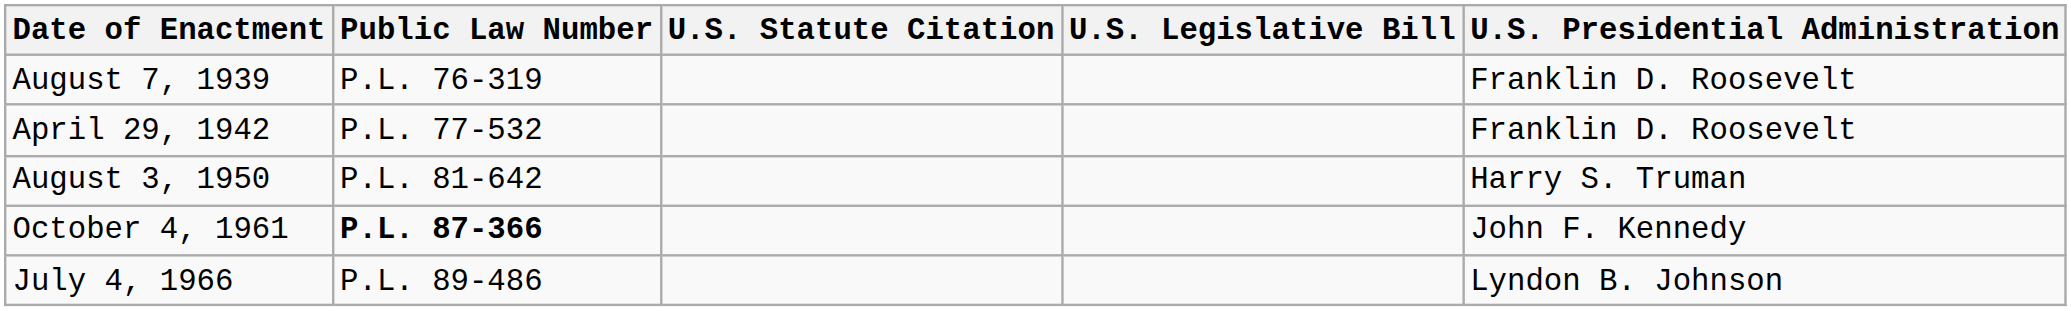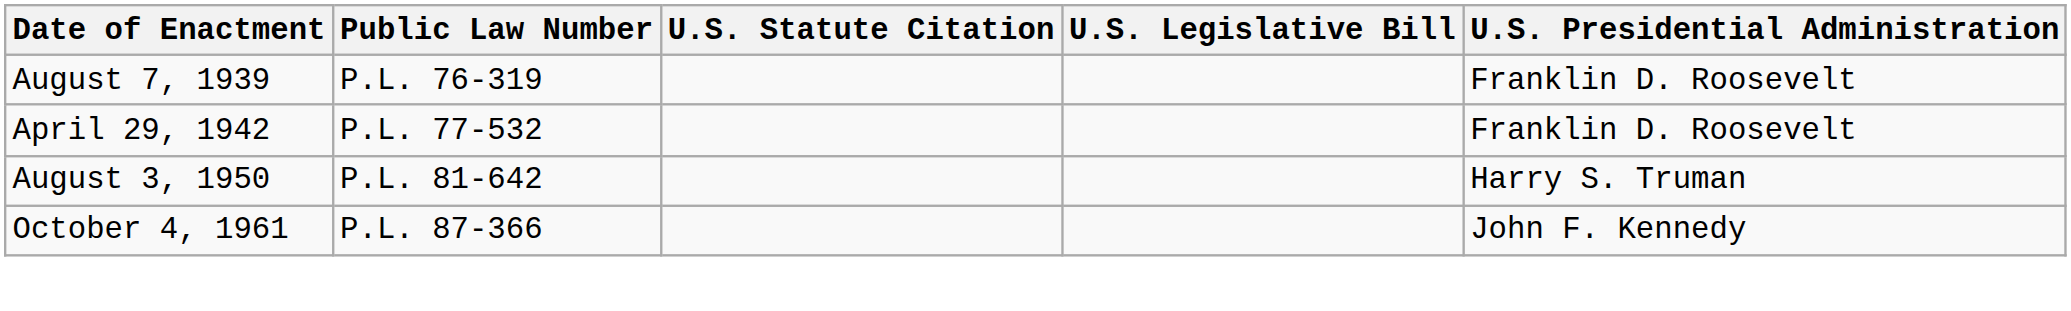(441, 230) bold -> (441, 230) normal
- row: (123, 280)
